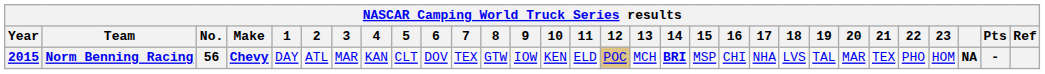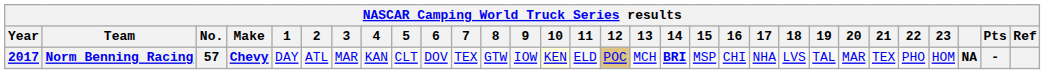(23, 57) 2015 -> (23, 57) 2017
(212, 57) 56 -> (212, 57) 57
(555, 57) no background -> (555, 57) lightyellow background
